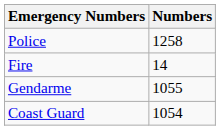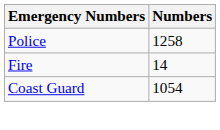- row: (40, 88)
